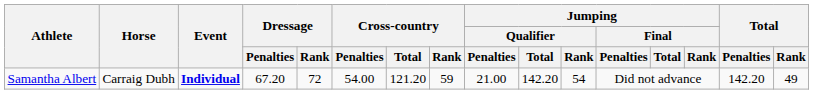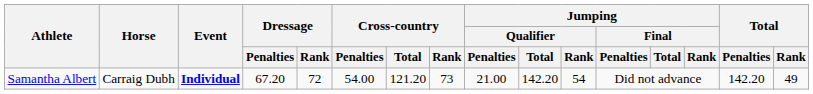(447, 79) 59 -> (447, 79) 73
